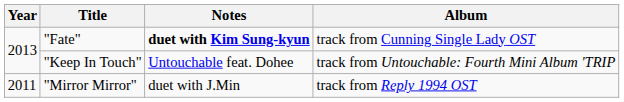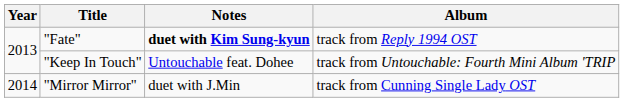(426, 39) track from Cunning Single Lady OST -> (396, 39) track from Reply 1994 OST
(22, 85) 2011 -> (22, 85) 2014
(396, 85) track from Reply 1994 OST -> (426, 85) track from Cunning Single Lady OST
